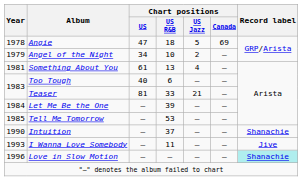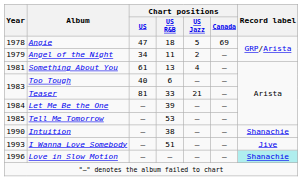(170, 55) 10 -> (170, 55) 11
(170, 131) 37 -> (170, 131) 38
(170, 144) 11 -> (170, 144) 51
